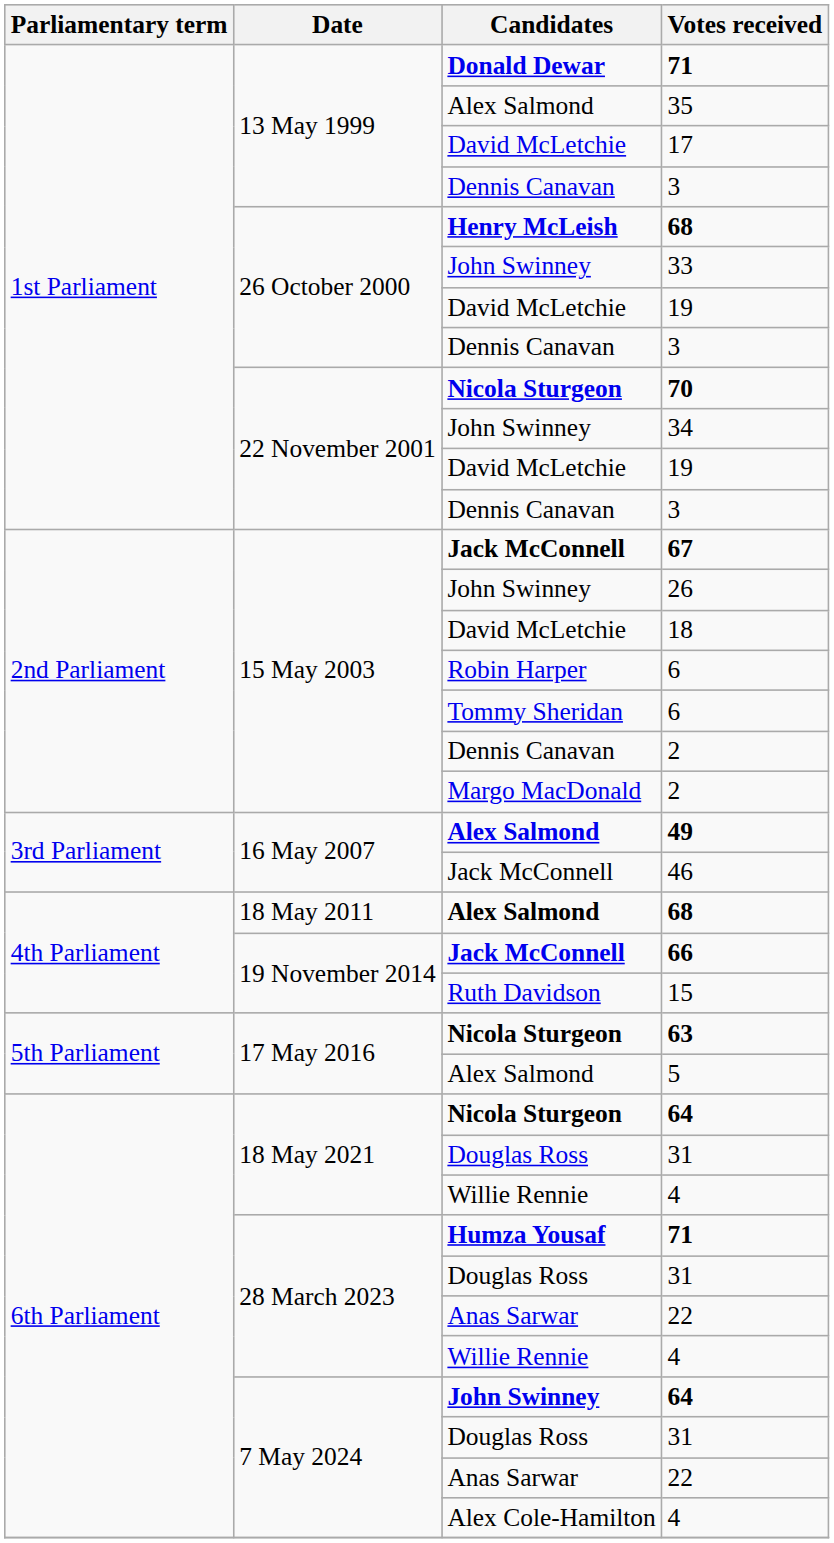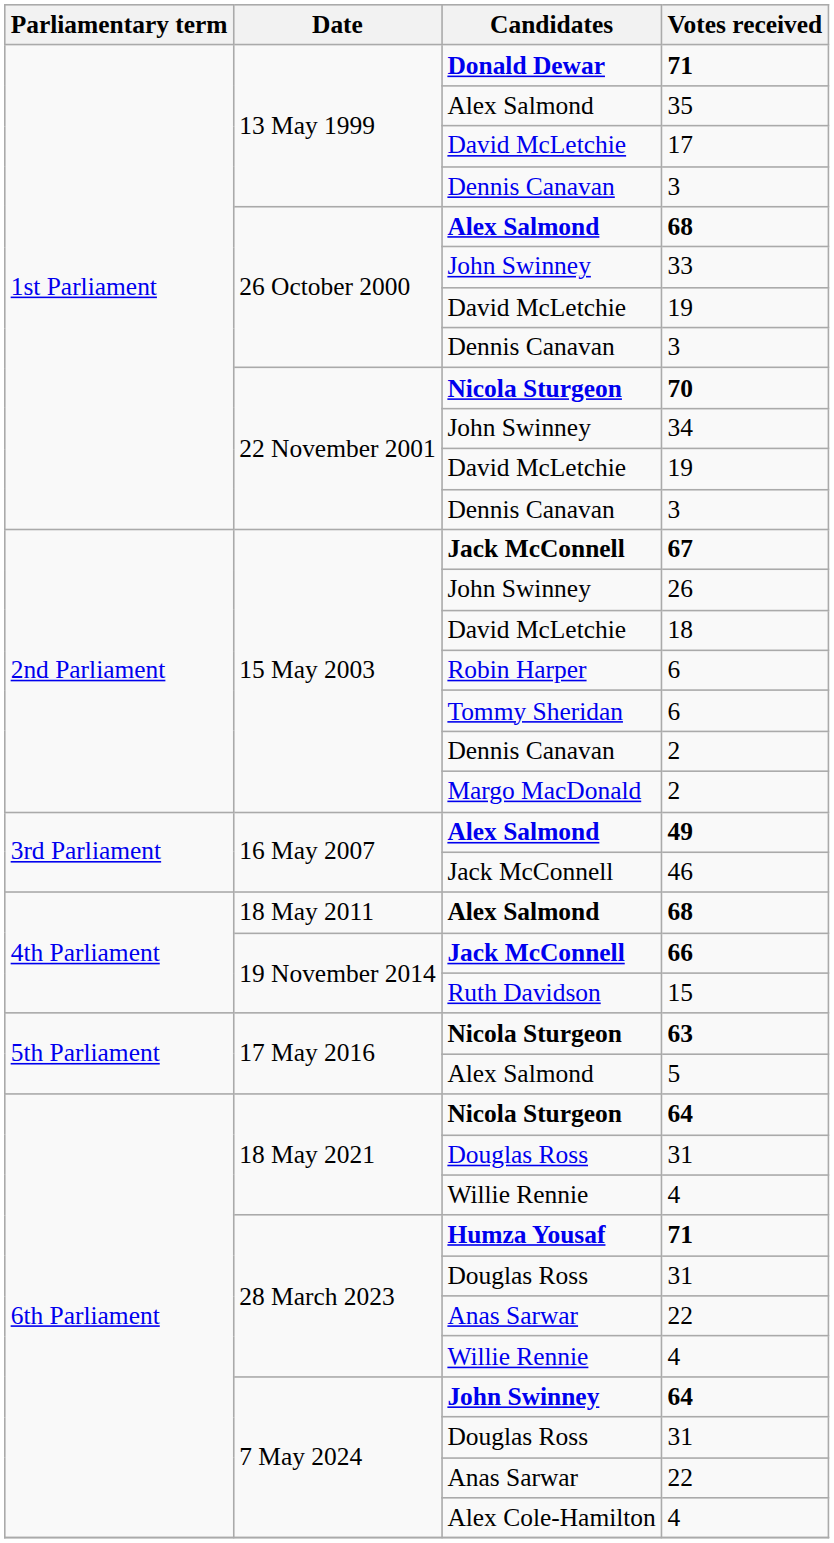(533, 226) Henry McLeish -> (523, 226) Alex Salmond
